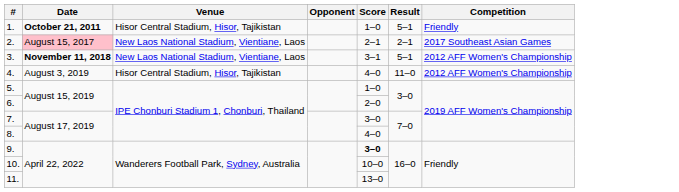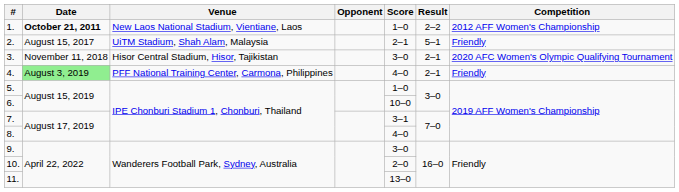(198, 27) Hisor Central Stadium, Hisor, Tajikistan -> (207, 27) New Laos National Stadium, Vientiane, Laos
(405, 27) 5–1 -> (433, 27) 2–2
(441, 27) Friendly -> (526, 27) 2012 AFF Women's Championship
(59, 42) pink background -> (59, 42) no background
(210, 42) New Laos National Stadium, Vientiane, Laos -> (190, 42) UiTM Stadium, Shah Alam, Malaysia
(405, 42) 2–1 -> (433, 42) 5–1
(488, 42) 2017 Southeast Asian Games -> (469, 42) Friendly
(68, 57) bold -> (66, 57) normal
(210, 57) New Laos National Stadium, Vientiane, Laos -> (195, 57) Hisor Central Stadium, Hisor, Tajikistan
(372, 57) 3–1 -> (400, 57) 3–0
(405, 57) 5–1 -> (433, 57) 2–1
(498, 57) 2012 AFF Women's Championship -> (562, 57) 2020 AFC Women's Olympic Qualifying Tournament
(57, 73) no background -> (57, 73) lightgreen background
(198, 73) Hisor Central Stadium, Hisor, Tajikistan -> (223, 73) PFF National Training Center, Carmona, Philippines
(405, 73) 11–0 -> (433, 73) 2–1
(498, 73) 2012 AFF Women's Championship -> (469, 73) Friendly
(372, 103) 2–0 -> (400, 103) 10–0
(372, 118) 3–0 -> (400, 118) 3–1
(372, 149) bold -> (400, 149) normal
(373, 164) 10–0 -> (400, 164) 2–0
